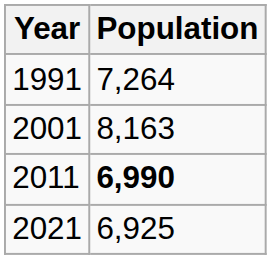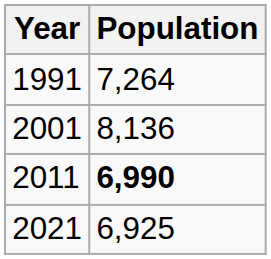(136, 128) 8,163 -> (136, 128) 8,136
